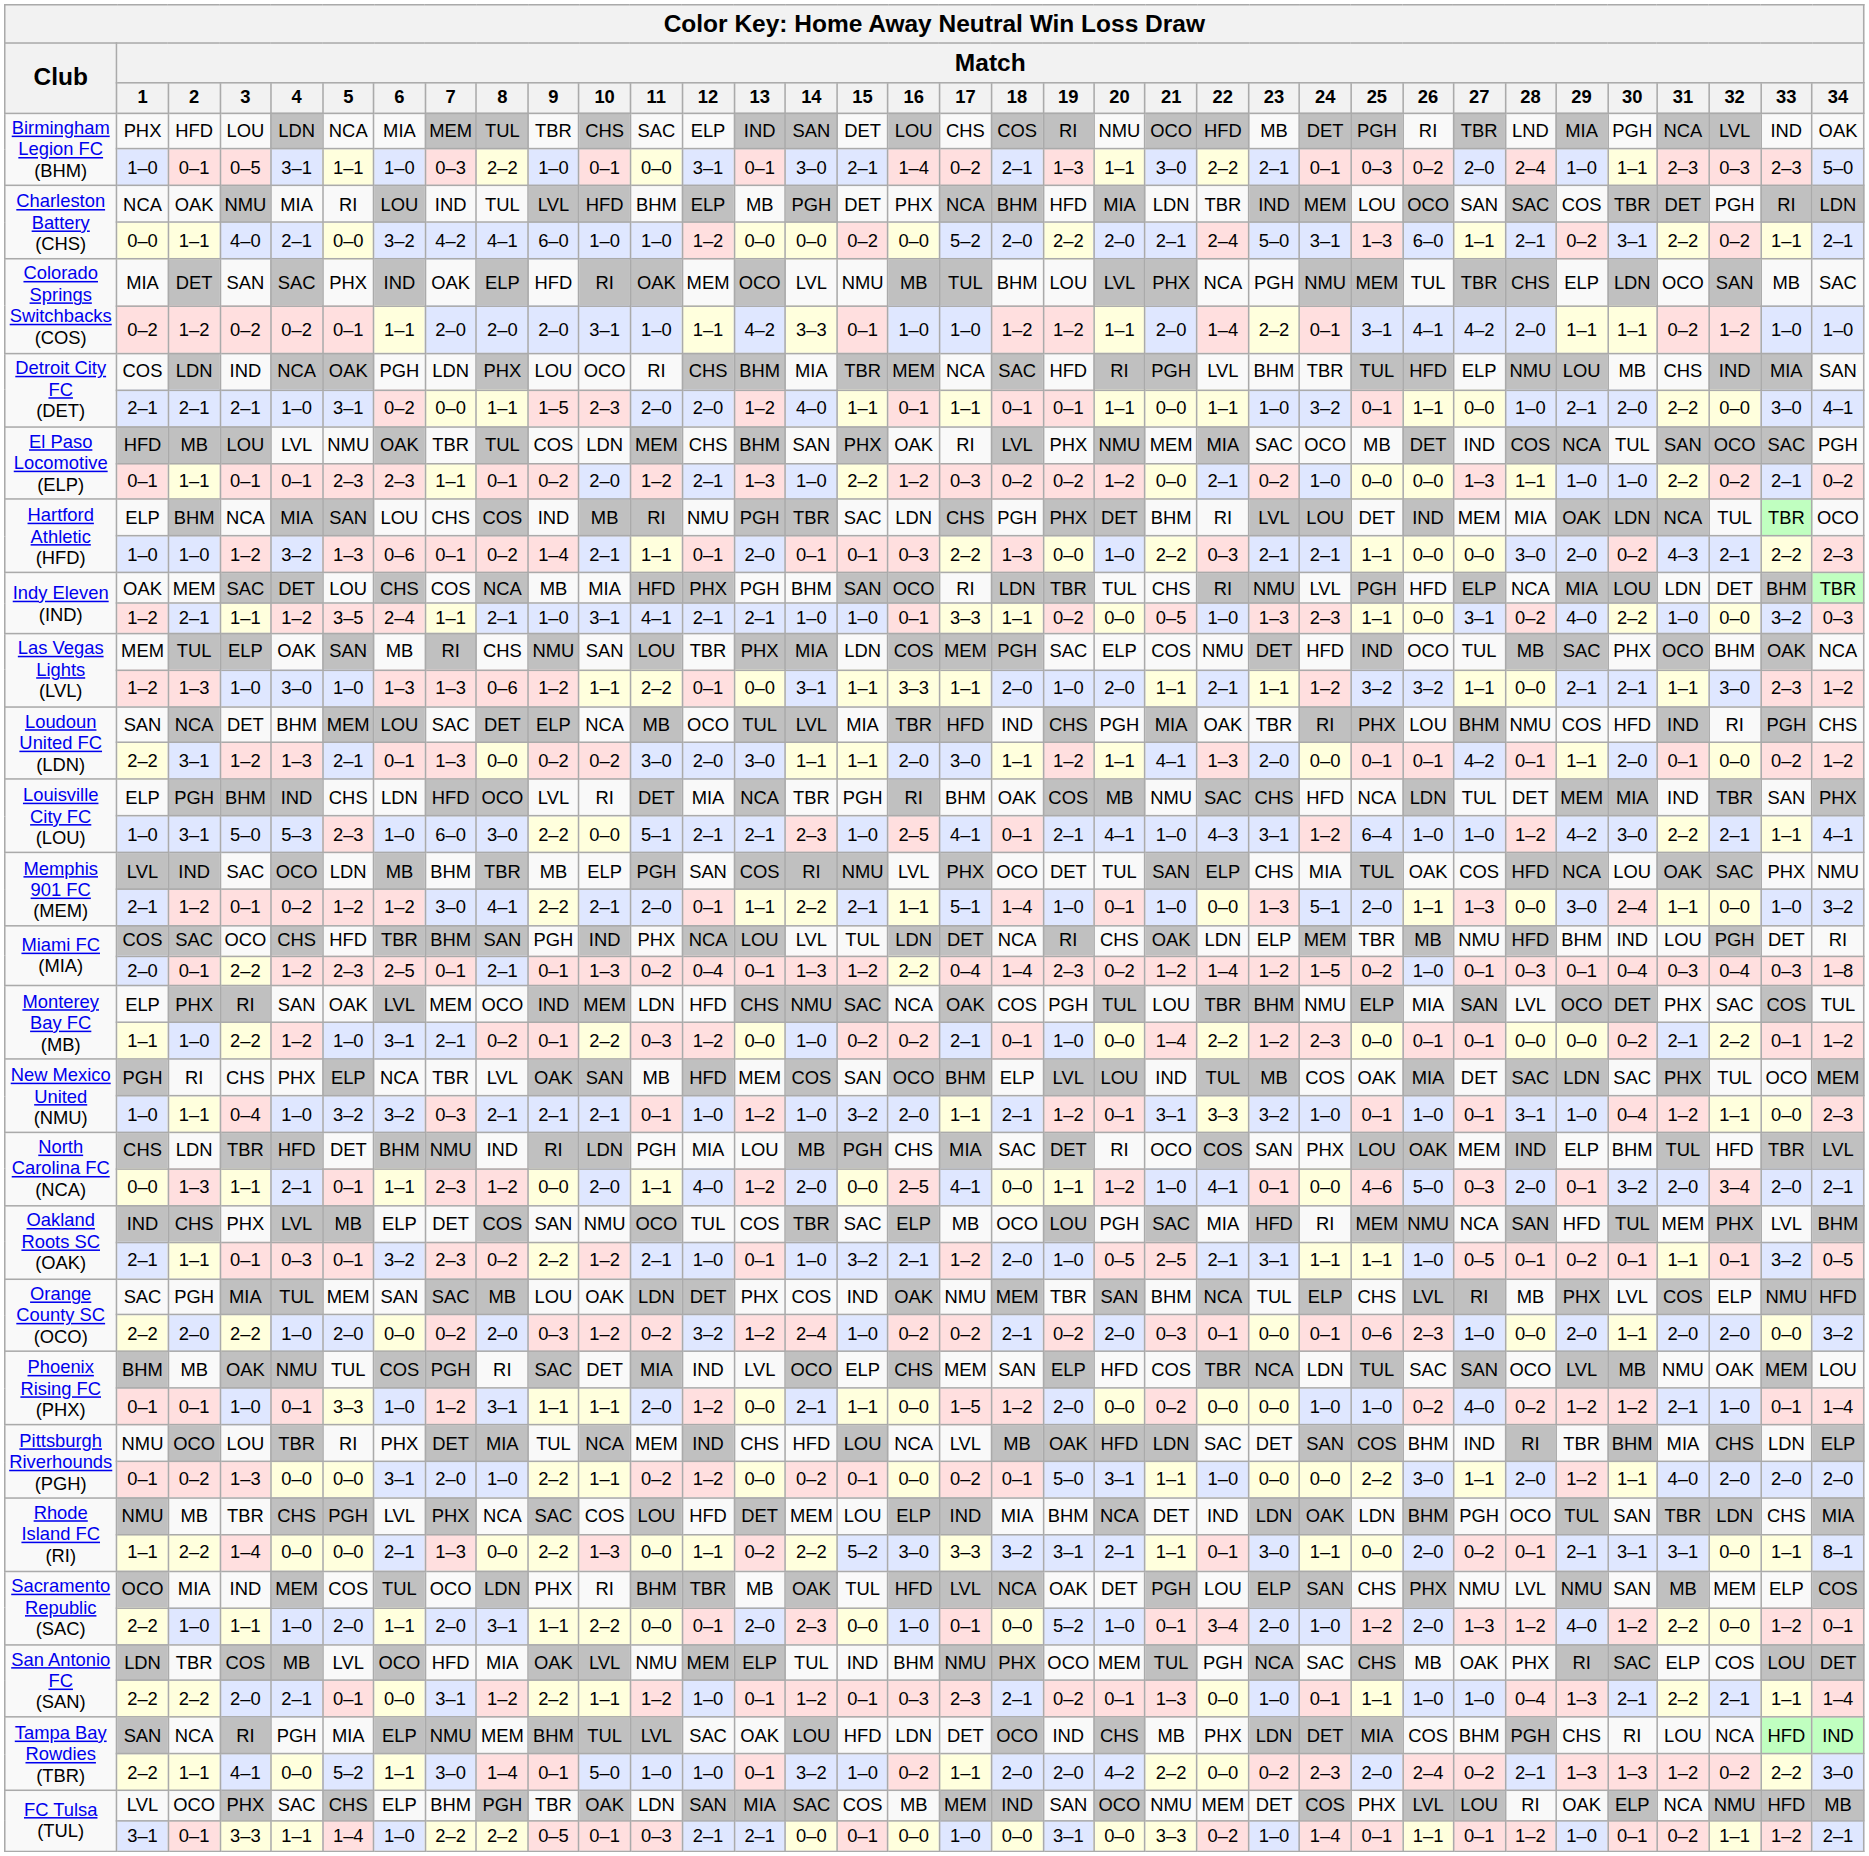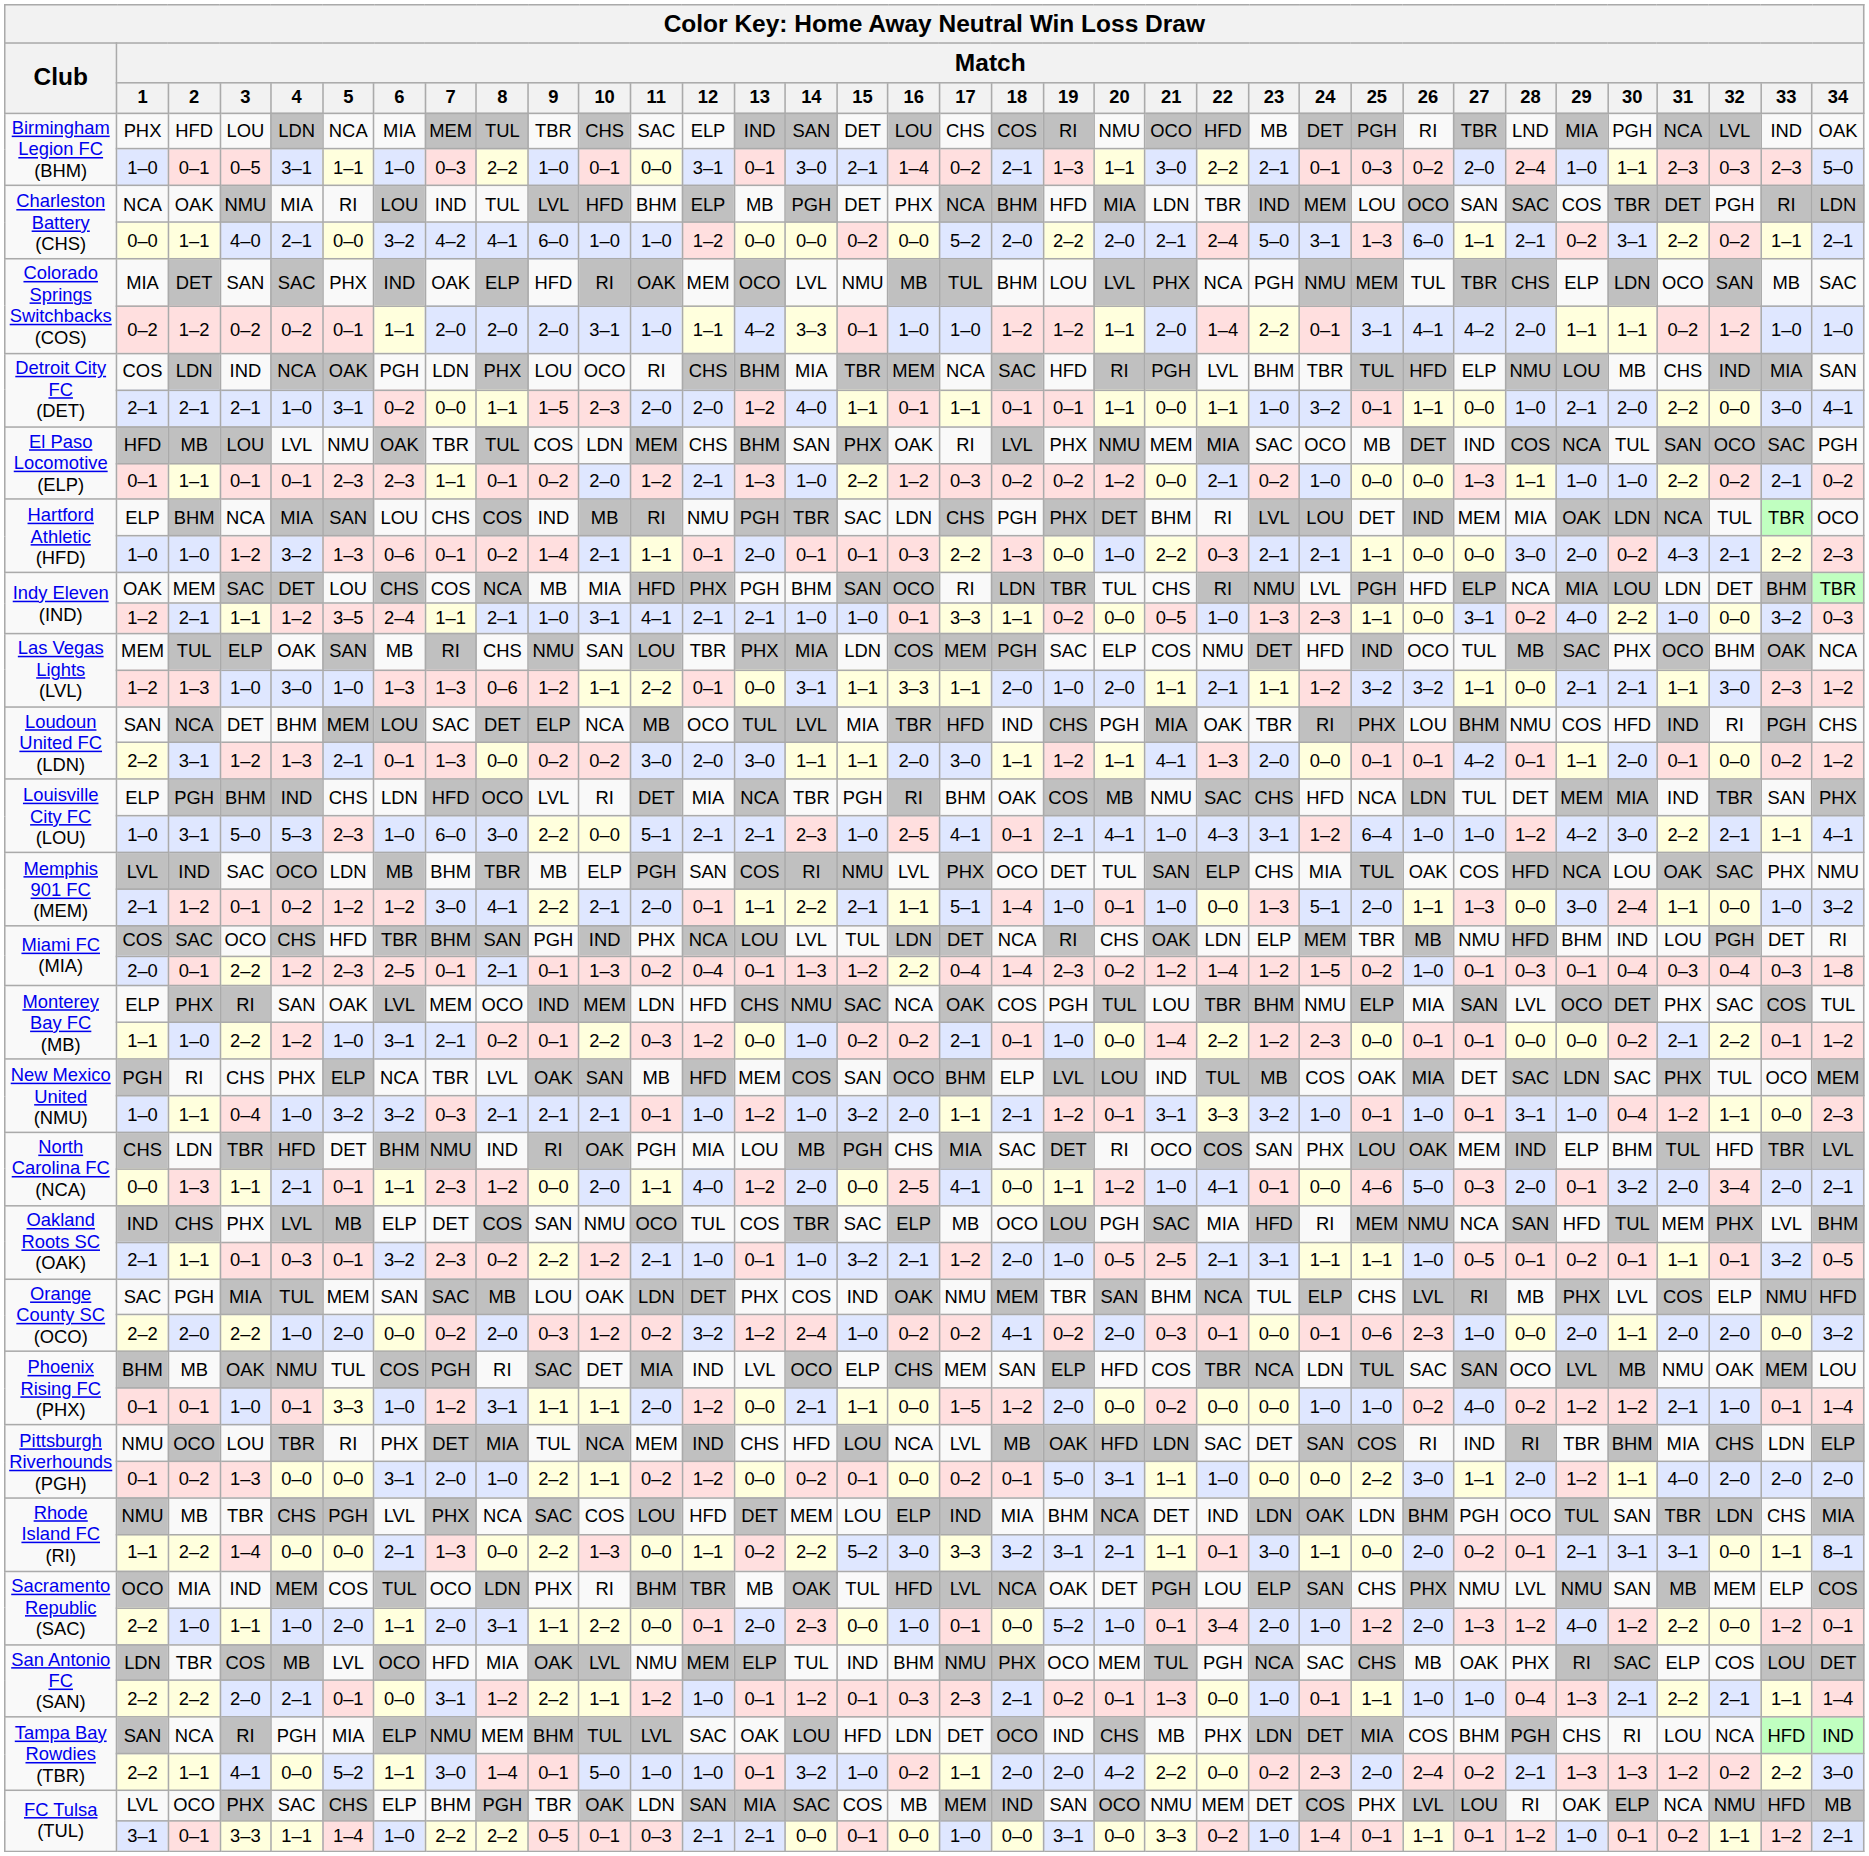(605, 1151) LDN -> (605, 1151) OAK
(1017, 1333) 2–1 -> (1017, 1333) 4–1
(1428, 1443) BHM -> (1428, 1443) RI
